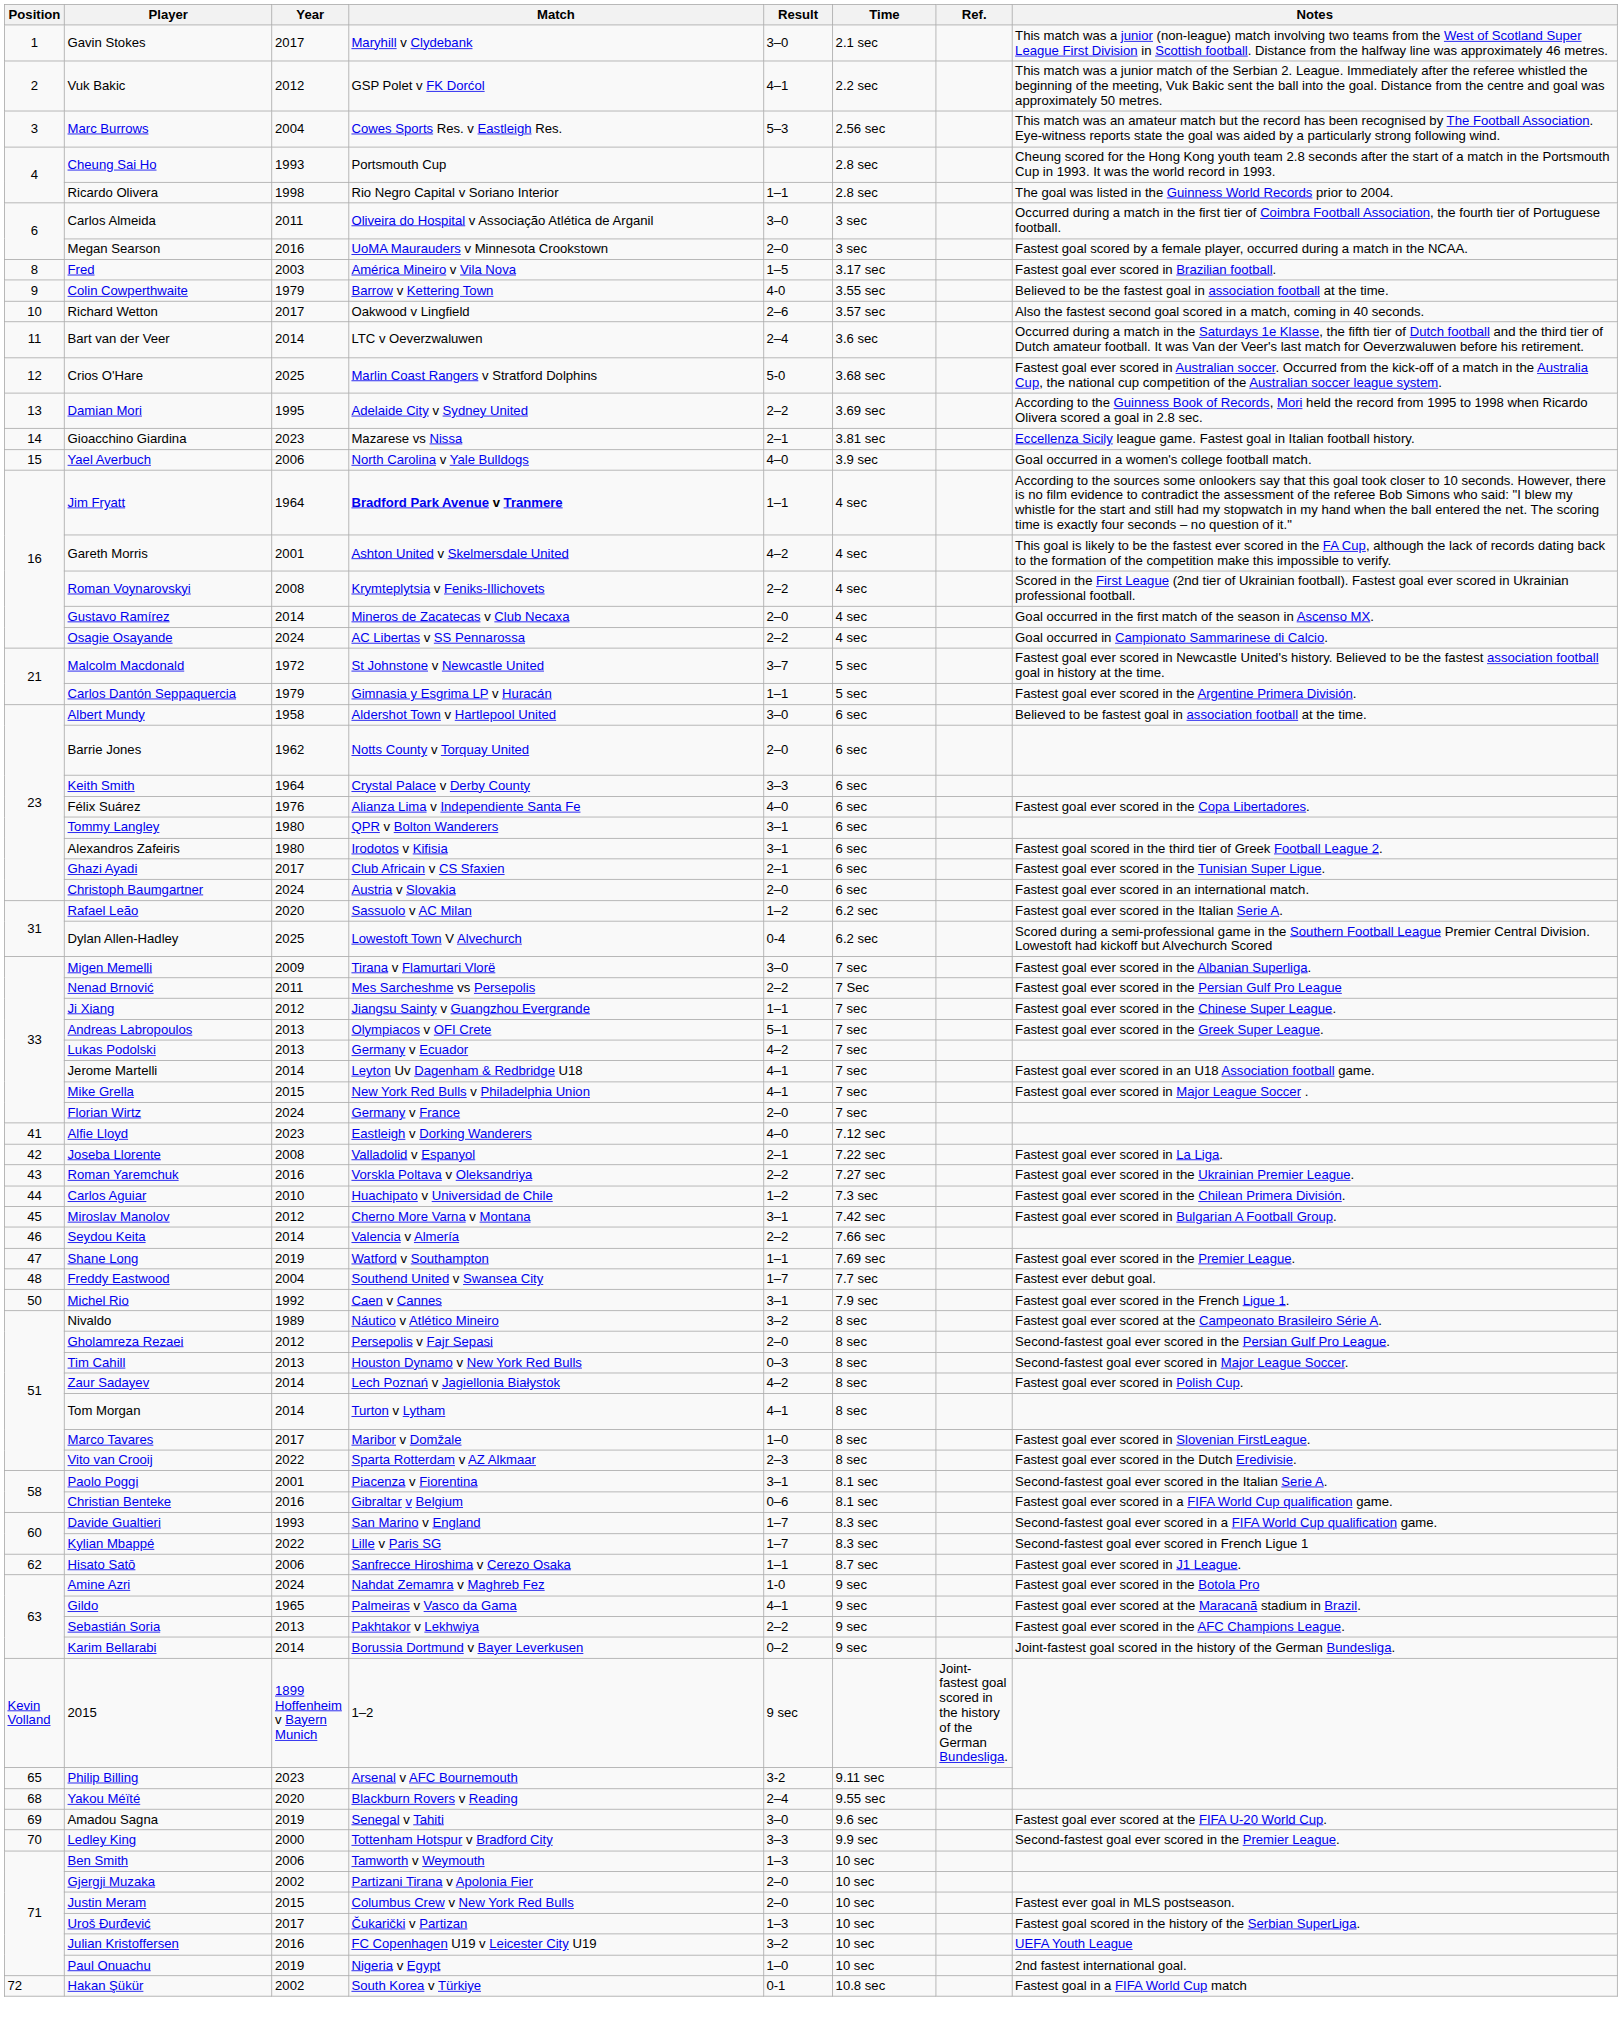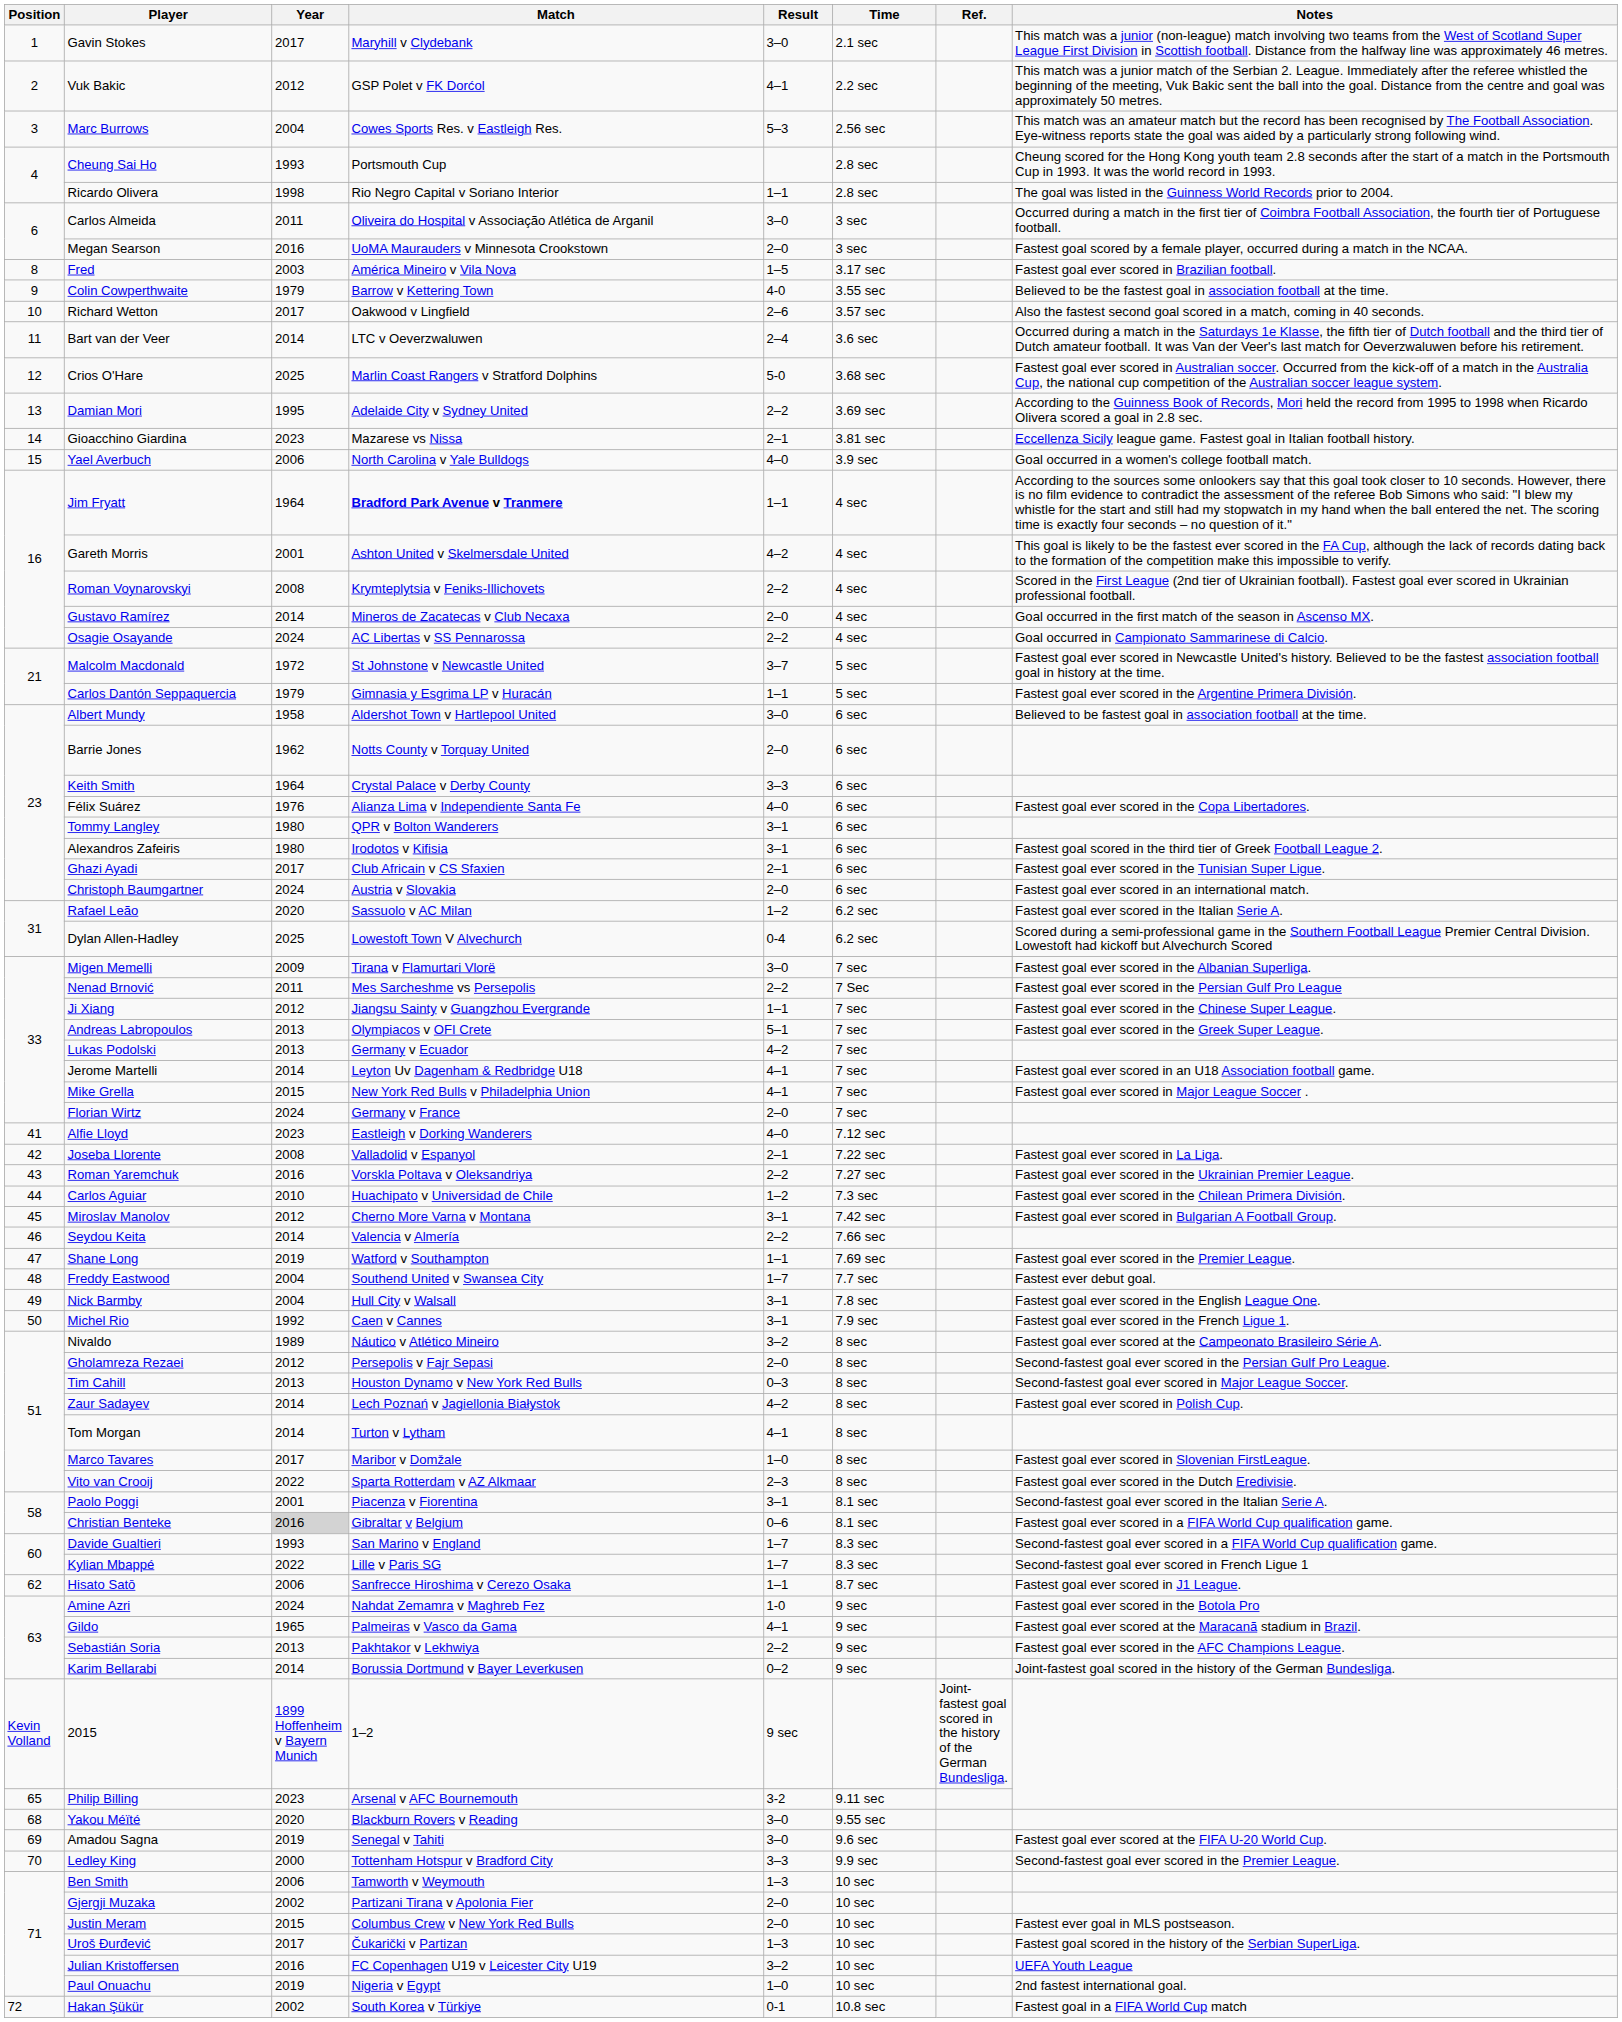+ row: (105, 1300)
(290, 1502) no background -> (290, 1522) lightgrey background
(777, 1798) 2–4 -> (777, 1819) 3–0
